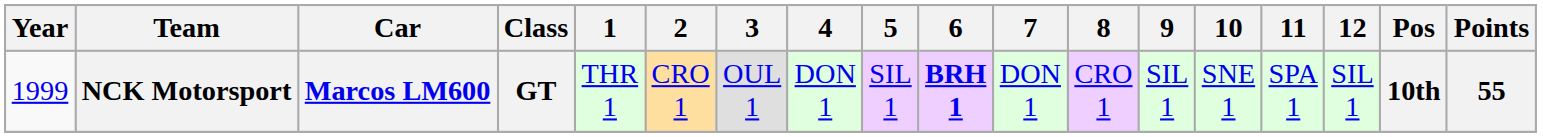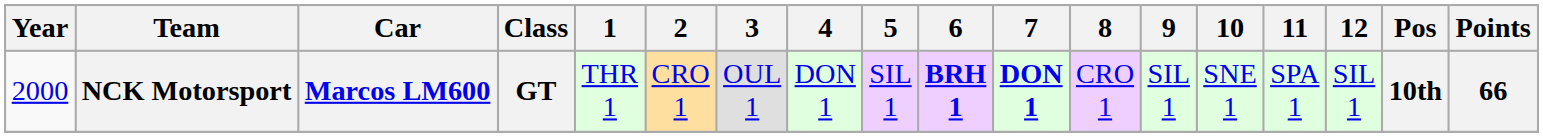(40, 90) 1999 -> (40, 90) 2000
(1030, 90) normal -> (1031, 90) bold
(1492, 90) 55 -> (1493, 90) 66
